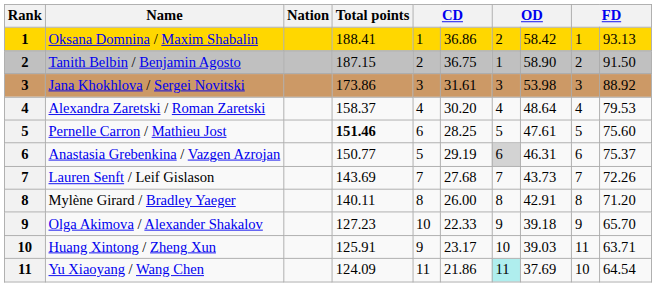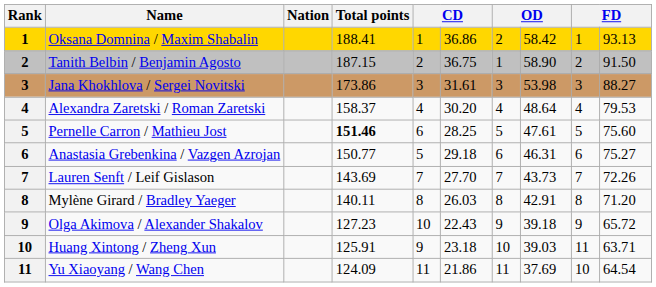(619, 85) 88.92 -> (619, 85) 88.27
(460, 154) 29.19 -> (460, 154) 29.18
(499, 154) lightgrey background -> (499, 154) no background
(619, 154) 75.37 -> (619, 154) 75.27
(460, 177) 27.68 -> (460, 177) 27.70
(460, 200) 26.00 -> (460, 200) 26.03
(460, 223) 22.33 -> (460, 223) 22.43
(619, 223) 65.70 -> (619, 223) 65.72
(460, 246) 23.17 -> (460, 246) 23.18
(503, 270) paleturquoise background -> (503, 270) no background
